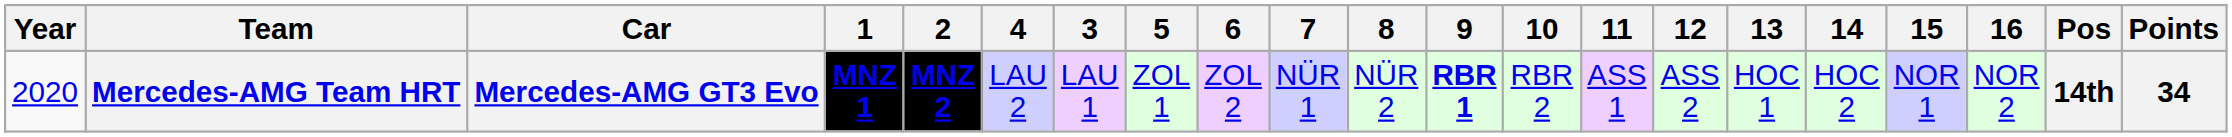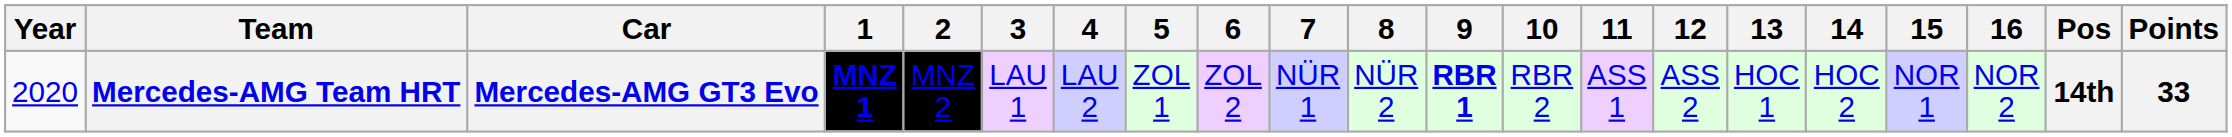columns swapped: (1090, 28) <-> (1018, 28)
(943, 91) bold -> (943, 91) normal
(2174, 91) 34 -> (2174, 91) 33
